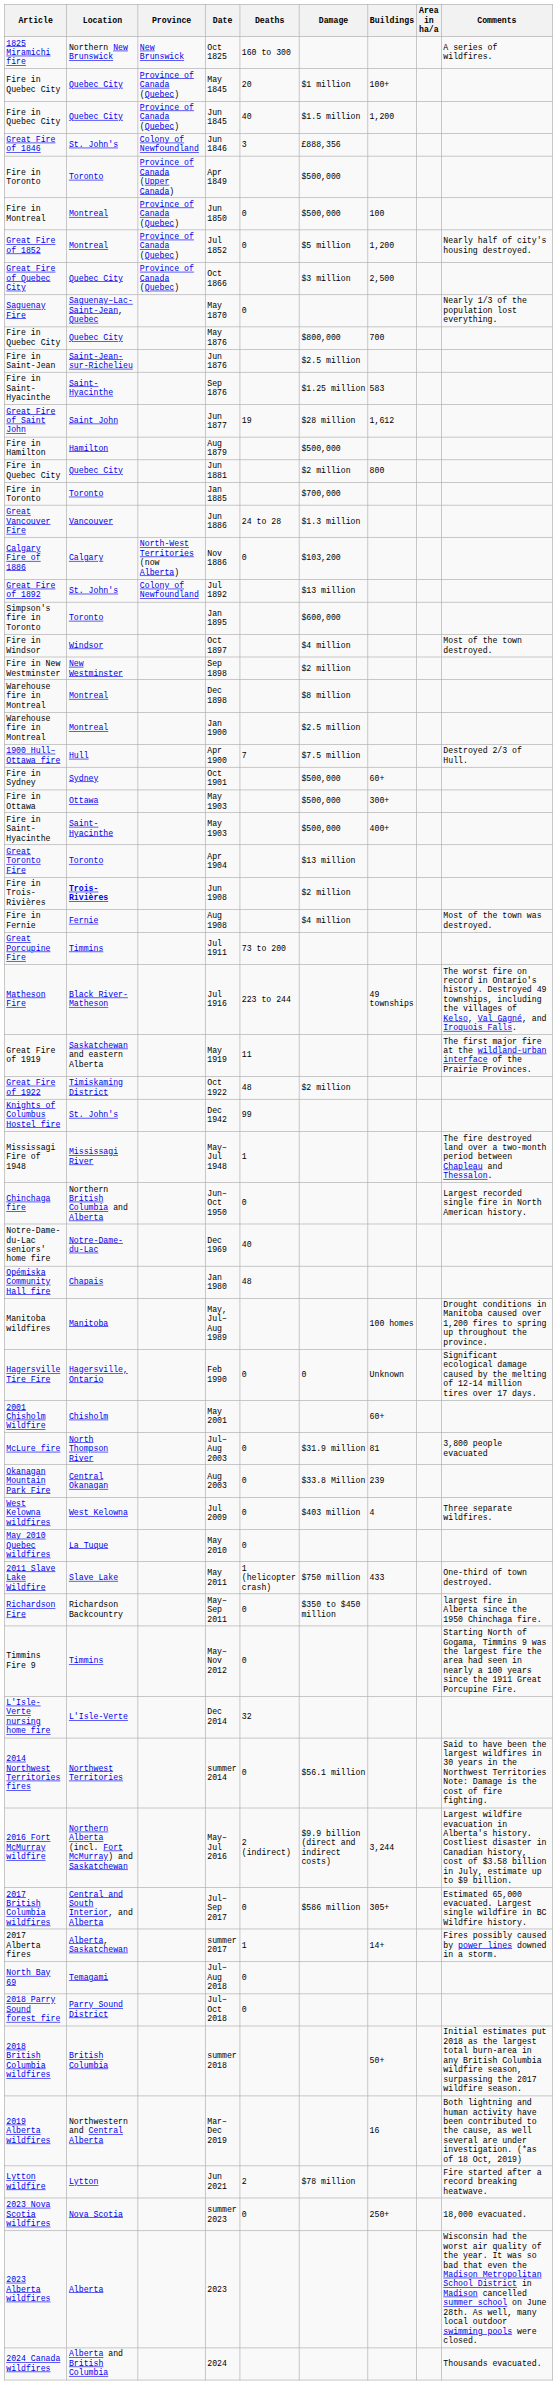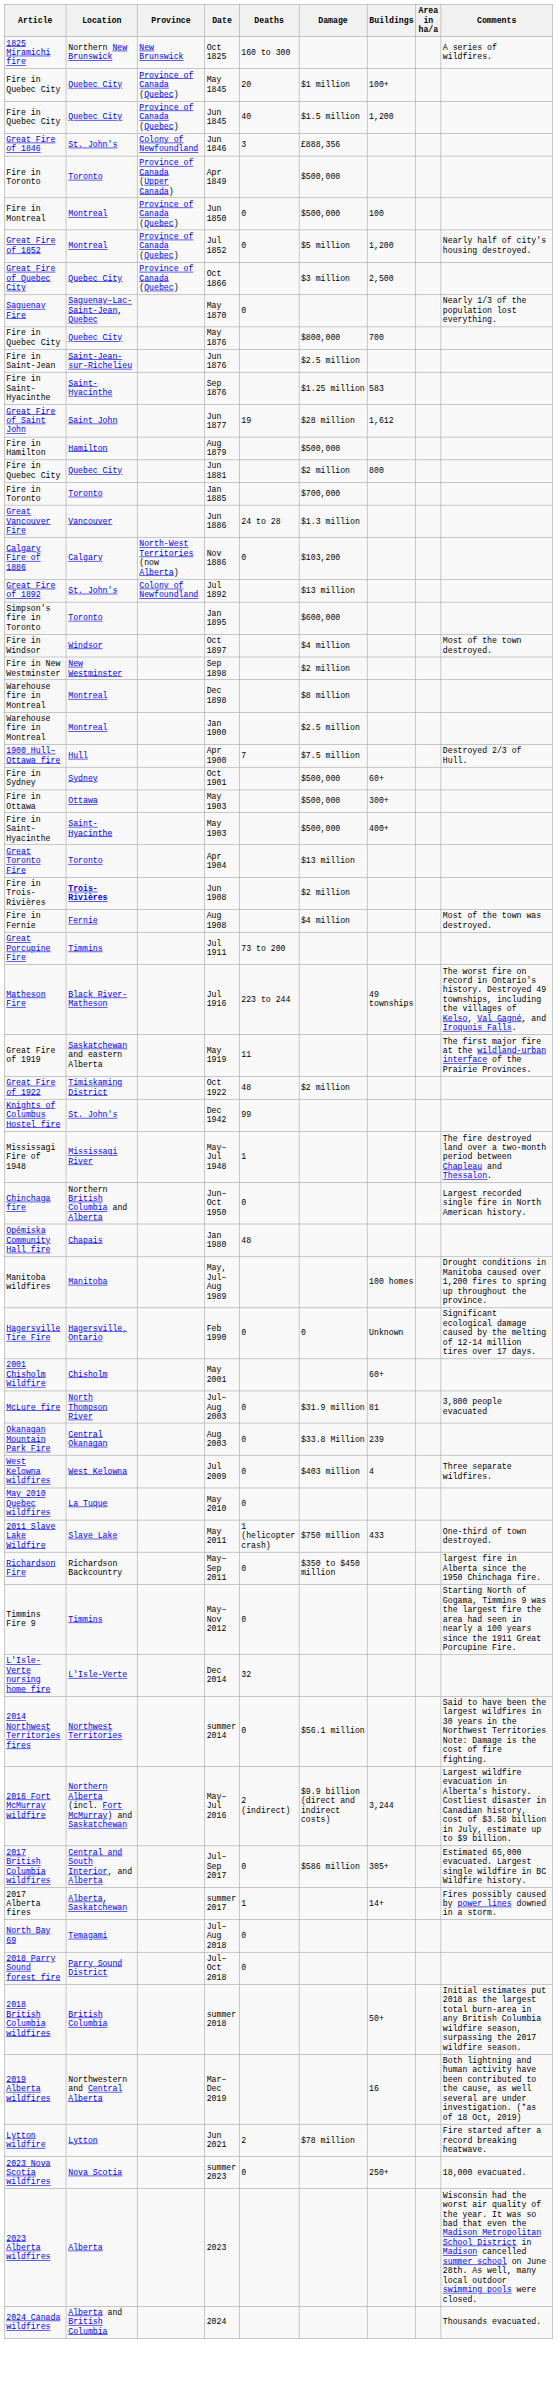- row: (33, 1245)
